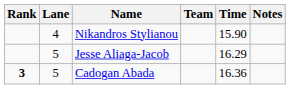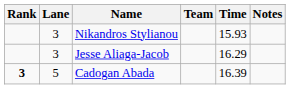(56, 34) 4 -> (56, 34) 3
(233, 34) 15.90 -> (233, 34) 15.93
(56, 53) 5 -> (56, 53) 3
(233, 73) 16.36 -> (233, 73) 16.39
